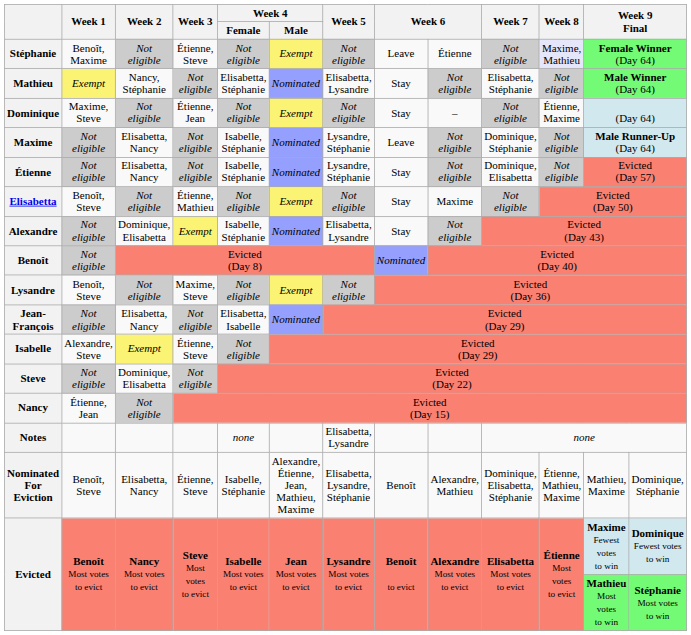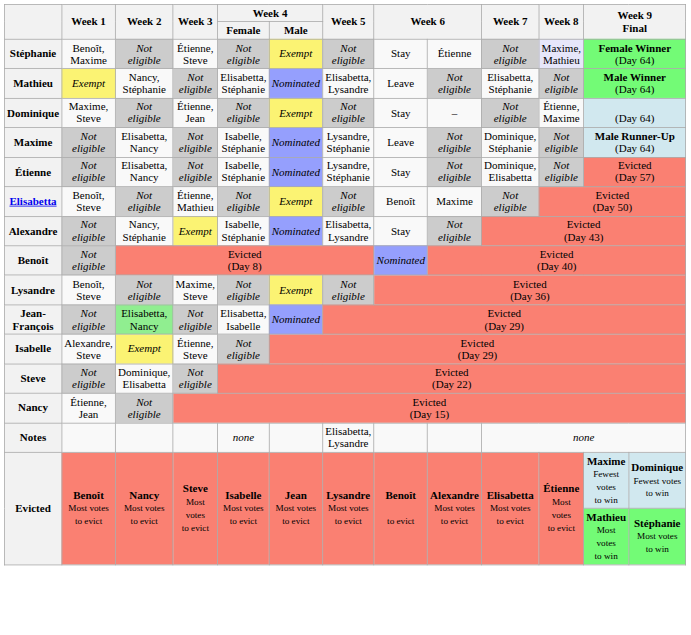(401, 53) Leave -> (401, 53) Stay
(401, 83) Stay -> (401, 83) Leave
(401, 201) Stay -> (401, 201) Benoît
(144, 231) Dominique, Elisabetta -> (144, 231) Nancy, Stéphanie
(144, 319) no background -> (144, 319) lightgreen background
- row: (33, 485)
